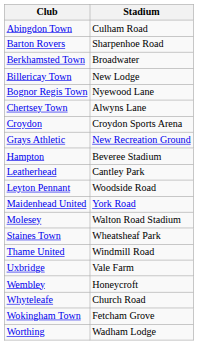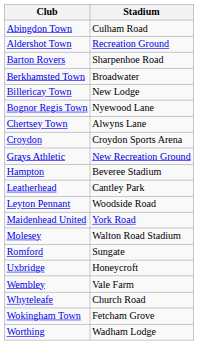+ row: (39, 44)
+ row: (25, 252)
- row: (34, 236)
- row: (36, 252)
(113, 268) Vale Farm -> (115, 268) Honeycroft
(115, 284) Honeycroft -> (113, 284) Vale Farm
